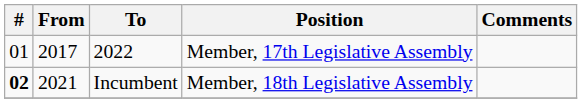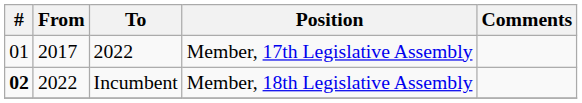(58, 82) 2021 -> (58, 82) 2022
